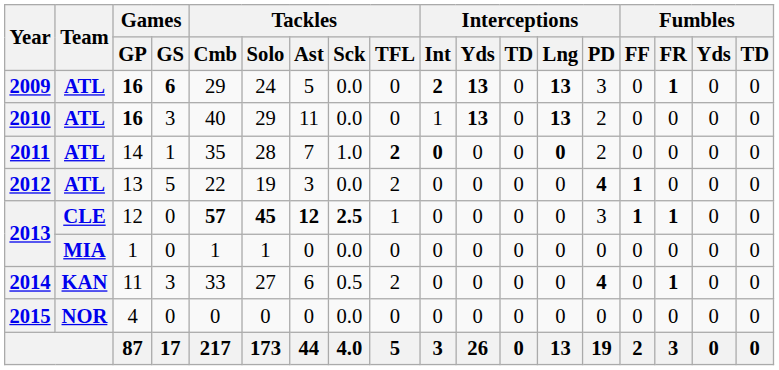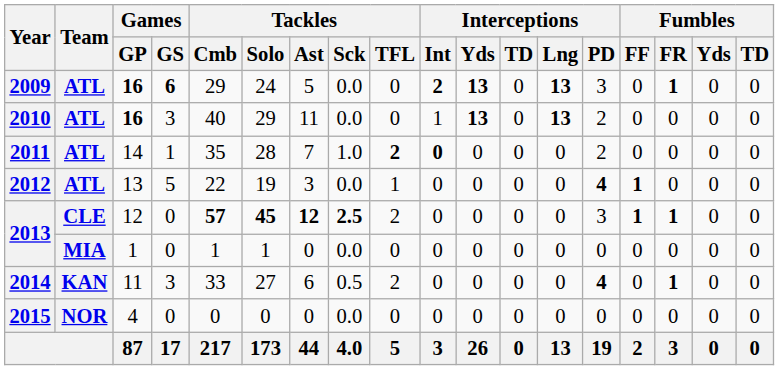(560, 151) bold -> (560, 151) normal
(395, 184) 2 -> (395, 184) 1
(395, 217) 1 -> (395, 217) 2
